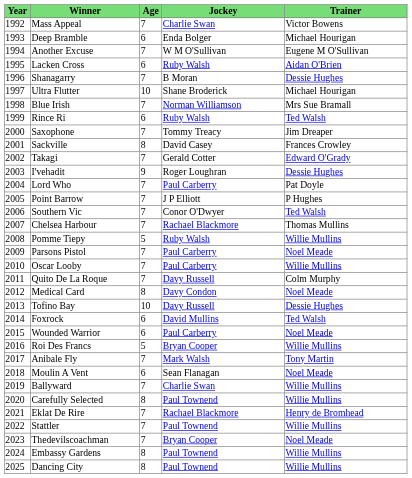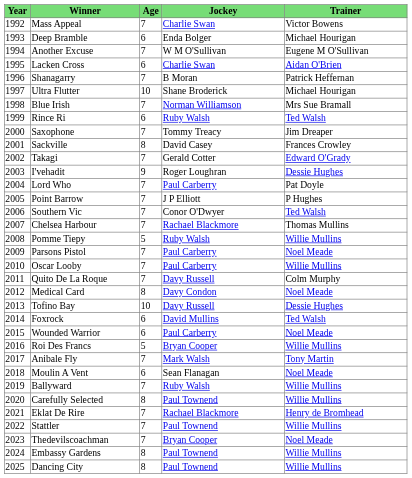(186, 64) Ruby Walsh -> (189, 64) Charlie Swan
(314, 78) Dessie Hughes -> (320, 78) Patrick Heffernan
(189, 386) Charlie Swan -> (186, 386) Ruby Walsh
